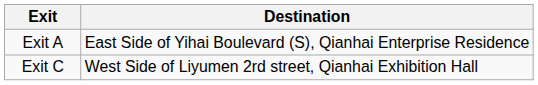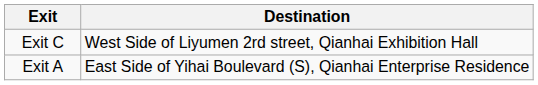rows swapped: (43, 42) <-> (43, 67)
